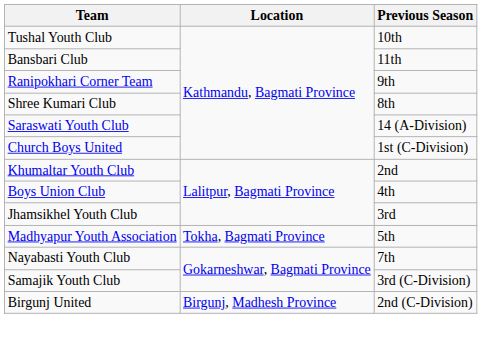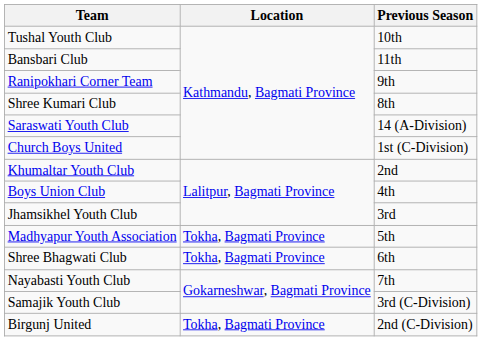+ row: (67, 258)
(260, 302) Birgunj, Madhesh Province -> (254, 324) Tokha, Bagmati Province
